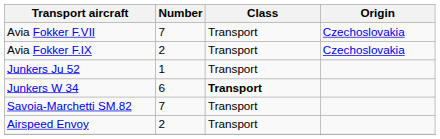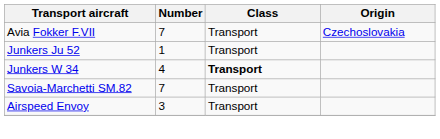- row: (49, 50)
(162, 87) 6 -> (162, 69) 4
(162, 124) 2 -> (162, 106) 3
